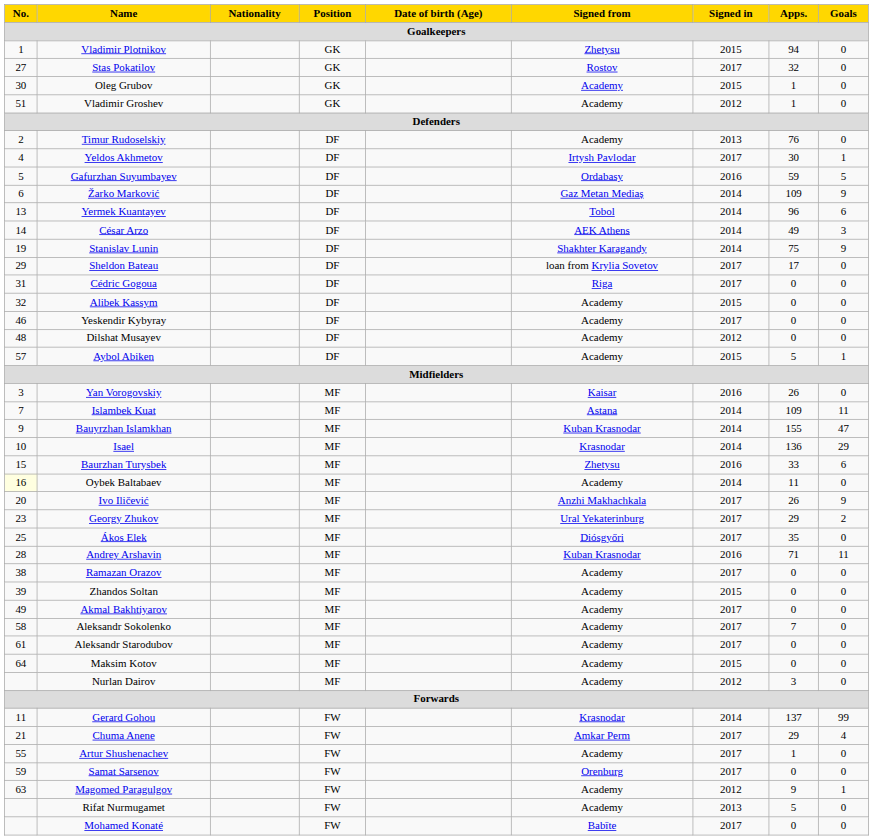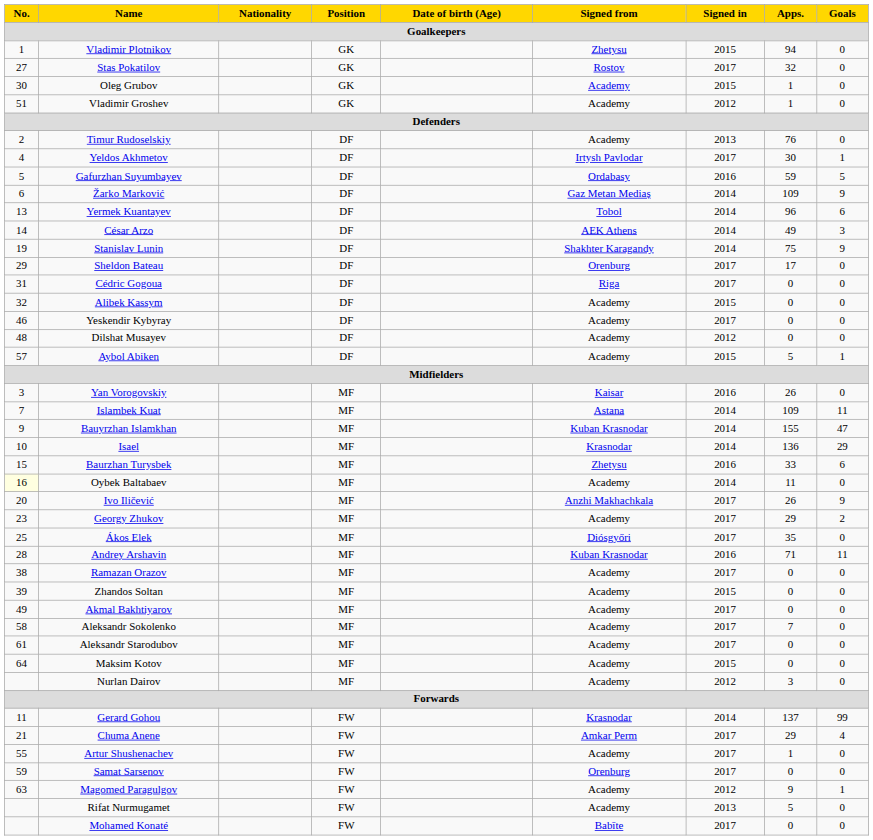(602, 266) loan from Krylia Sovetov -> (609, 266) Orenburg
(602, 519) Ural Yekaterinburg -> (609, 519) Academy
